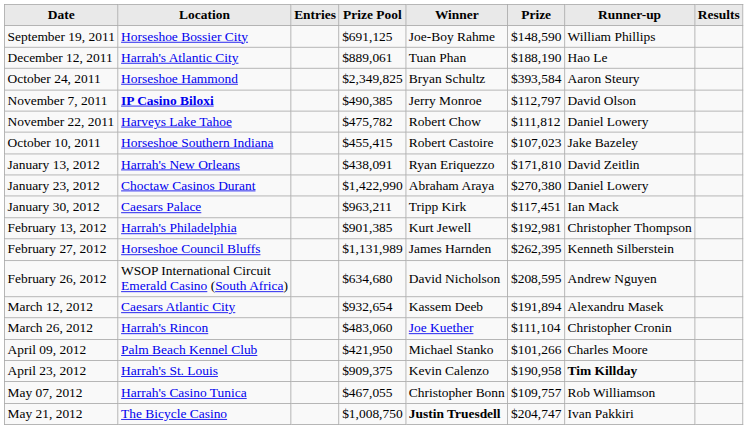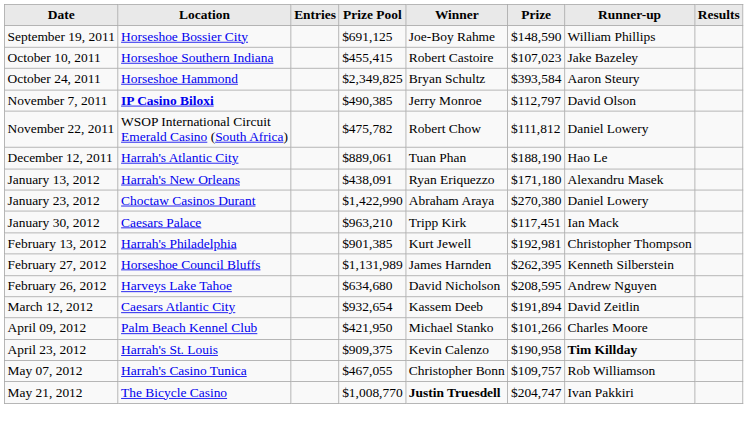rows swapped: (54, 143) <-> (60, 57)
(176, 121) Harveys Lake Tahoe -> (205, 129) WSOP International Circuit Emerald Casino (South Africa)
(536, 164) $171,810 -> (536, 179) $171,180
(604, 164) David Zeitlin -> (616, 179) Alexandru Masek
(367, 206) $963,211 -> (367, 222) $963,210
(205, 278) WSOP International Circuit Emerald Casino (South Africa) -> (176, 286) Harveys Lake Tahoe
(616, 307) Alexandru Masek -> (604, 307) David Zeitlin
- row: (50, 328)
(372, 413) $1,008,750 -> (372, 392) $1,008,770
